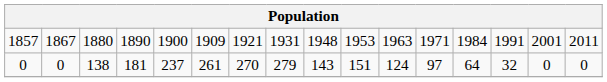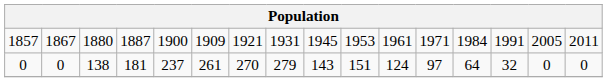(135, 40) 1890 -> (135, 40) 1887
(322, 40) 1948 -> (322, 40) 1945
(397, 40) 1963 -> (397, 40) 1961
(547, 40) 2001 -> (547, 40) 2005
